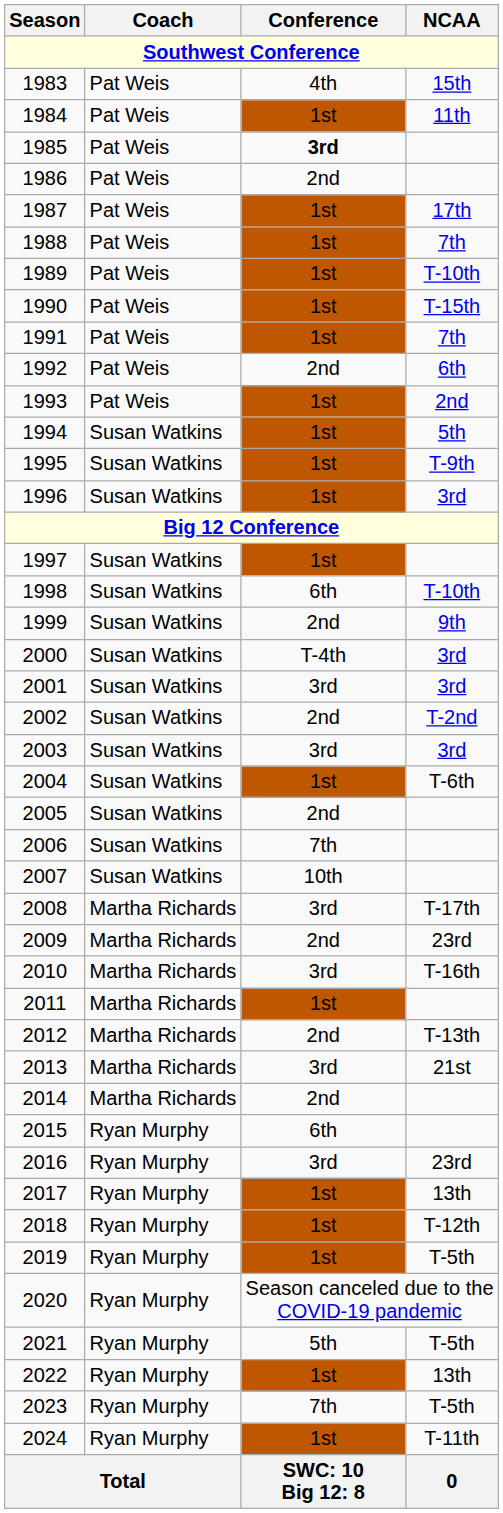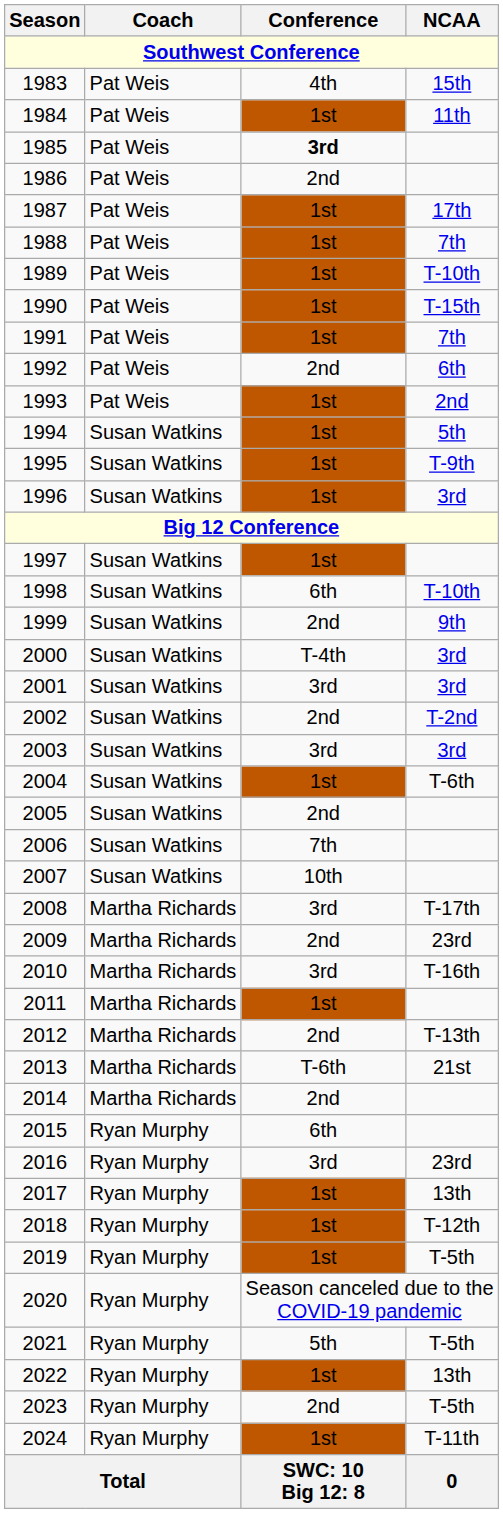(323, 1067) 3rd -> (323, 1067) T-6th
(323, 1406) 7th -> (323, 1406) 2nd
